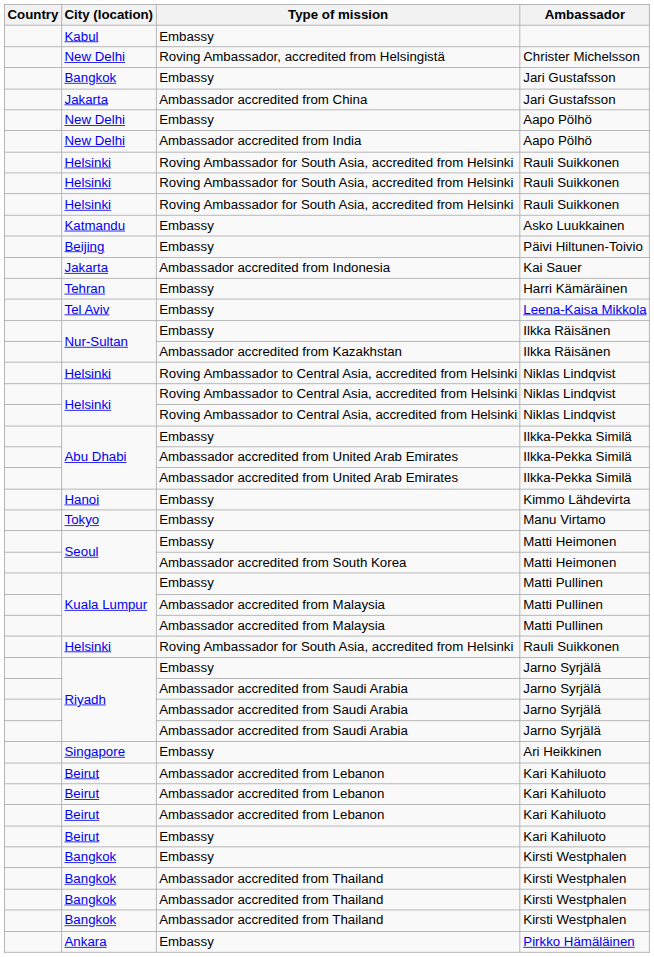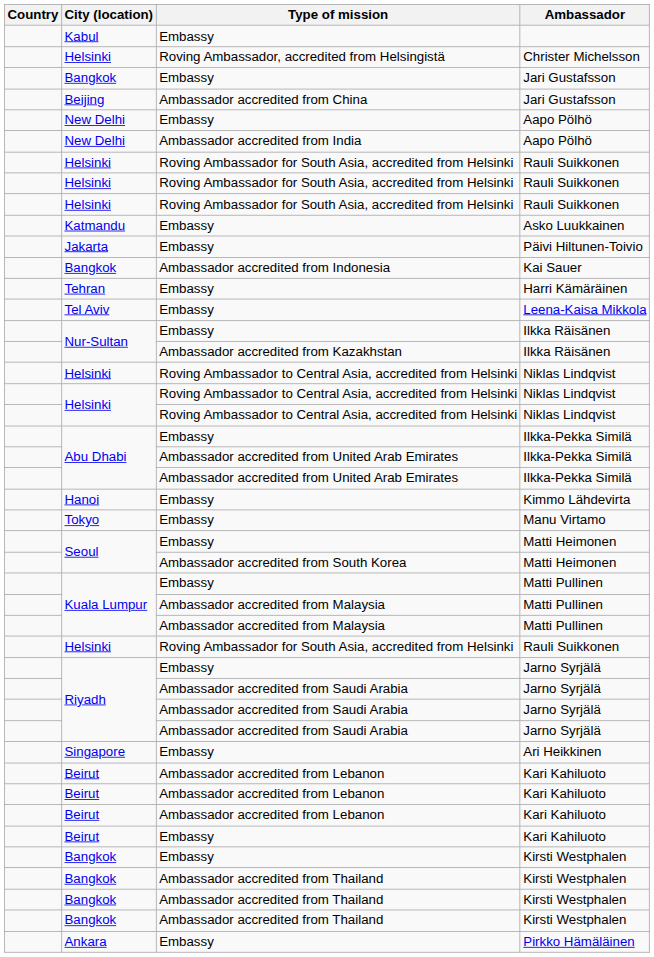(95, 57) New Delhi -> (88, 57) Helsinki
(86, 99) Jakarta -> (84, 99) Beijing
(84, 246) Beijing -> (86, 246) Jakarta
(86, 267) Jakarta -> (90, 267) Bangkok
